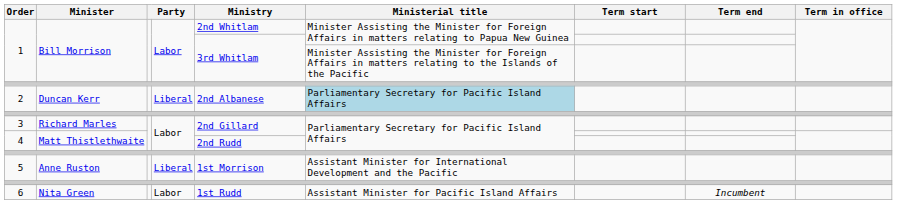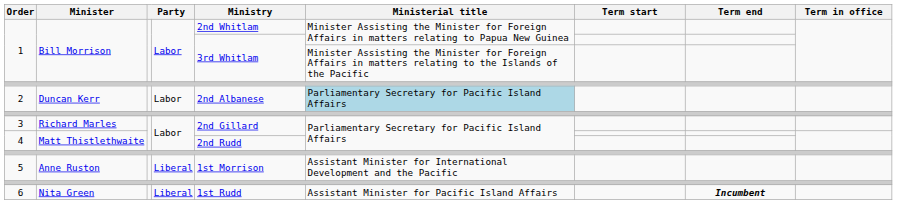(173, 99) Liberal -> (168, 99) Labor
(168, 192) Labor -> (173, 192) Liberal
(740, 192) normal -> (740, 192) bold
